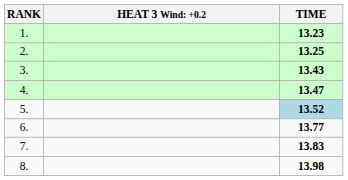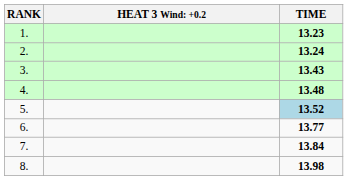(311, 52) 13.25 -> (311, 52) 13.24
(311, 90) 13.47 -> (311, 90) 13.48
(311, 147) 13.83 -> (311, 147) 13.84
